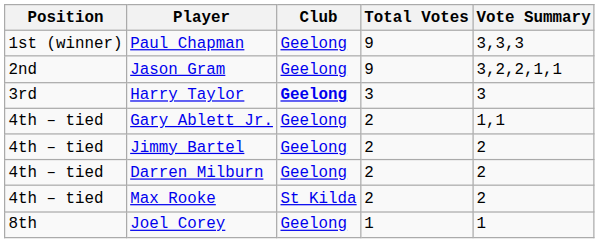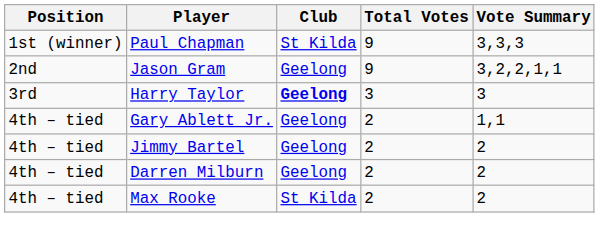(314, 43) Geelong -> (319, 43) St Kilda
- row: (178, 224)
